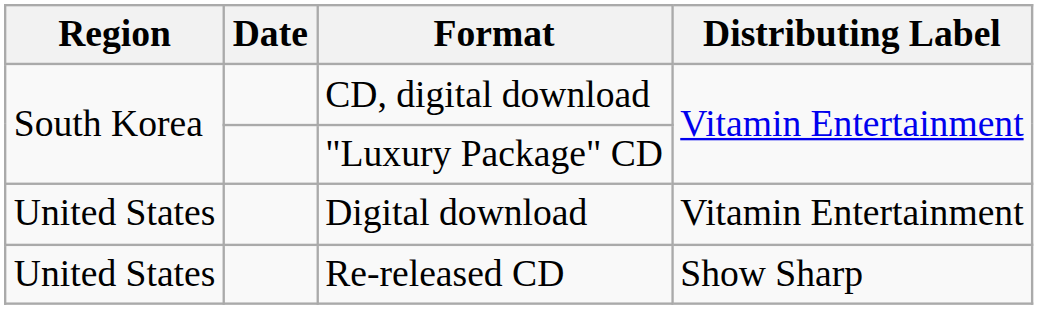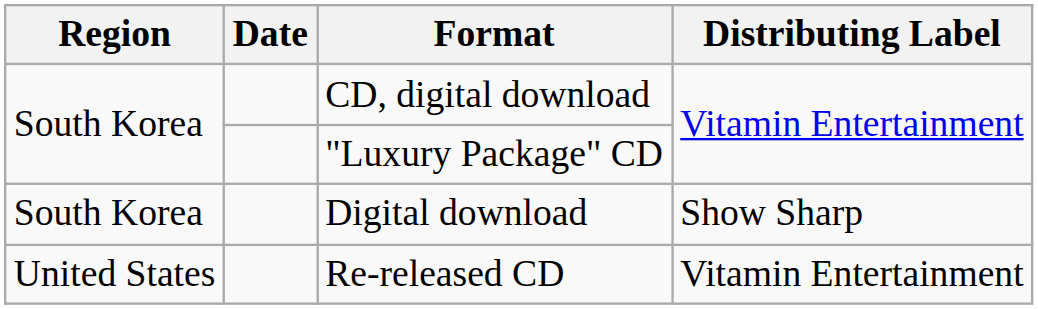(115, 213) United States -> (108, 213) South Korea
(852, 213) Vitamin Entertainment -> (772, 213) Show Sharp
(772, 272) Show Sharp -> (852, 272) Vitamin Entertainment
